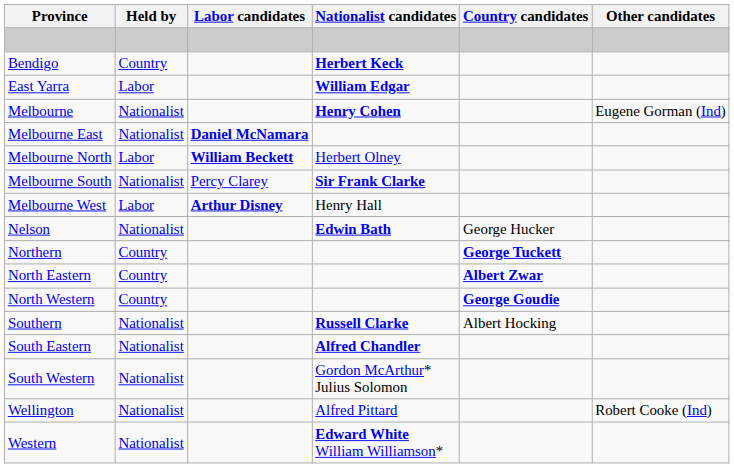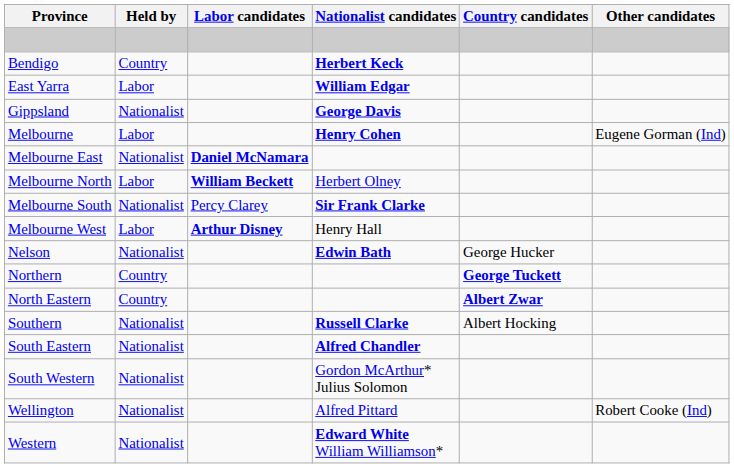+ row: (38, 110)
(151, 110) Nationalist -> (136, 134) Labor
- row: (51, 299)
